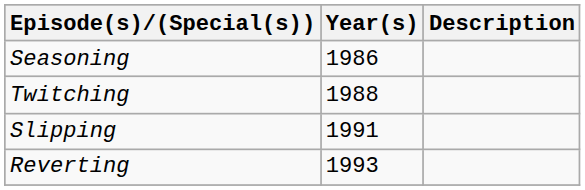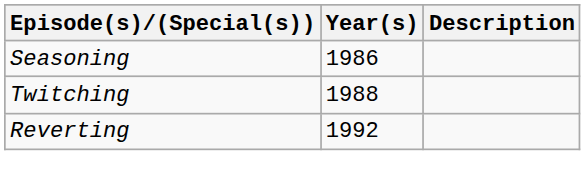- row: (63, 131)
(352, 167) 1993 -> (352, 131) 1992
